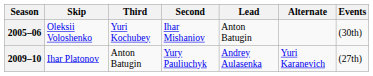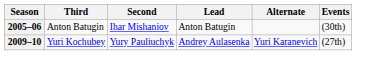- column: (77, 12)
(131, 32) Yuri Kochubey -> (75, 27) Anton Batugin
(126, 58) Anton Batugin -> (76, 42) Yuri Kochubey
